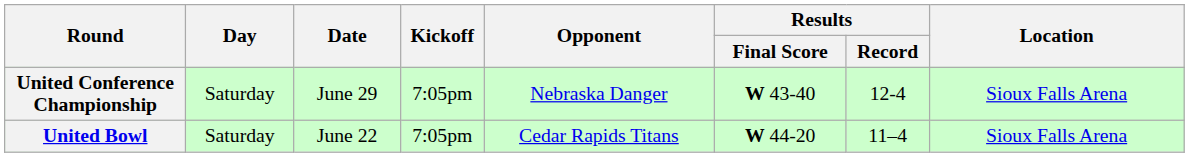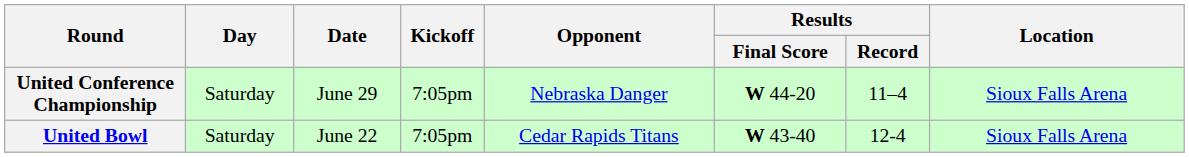(780, 93) W 43-40 -> (780, 93) W 44-20
(888, 93) 12-4 -> (888, 93) 11–4
(780, 135) W 44-20 -> (780, 135) W 43-40
(888, 135) 11–4 -> (888, 135) 12-4
